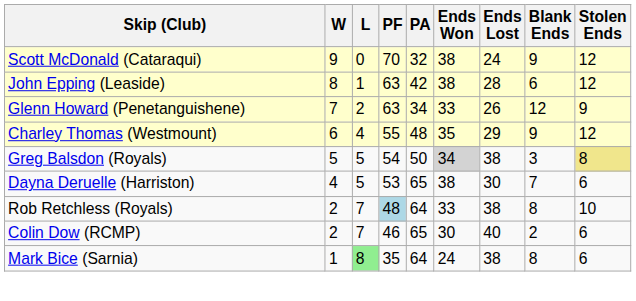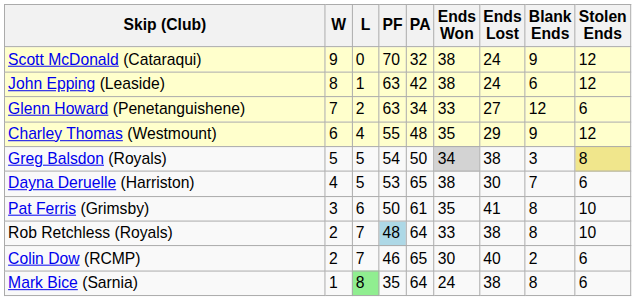(492, 84) 28 -> (492, 84) 24
(492, 109) 26 -> (492, 109) 27
(583, 109) 9 -> (583, 109) 6
+ row: (79, 208)
